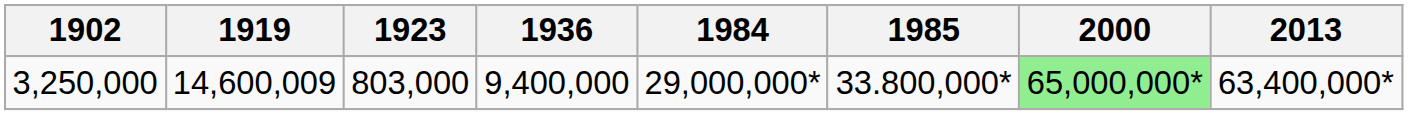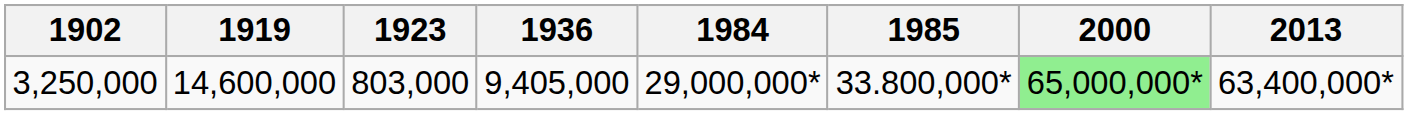(254, 82) 14,600,009 -> (254, 82) 14,600,000
(557, 82) 9,400,000 -> (557, 82) 9,405,000
